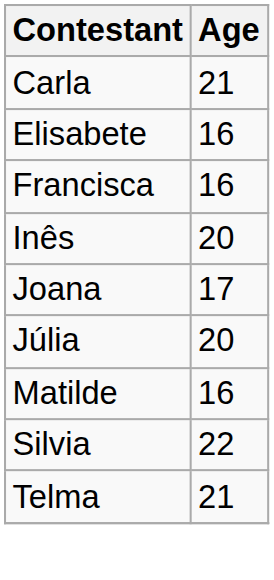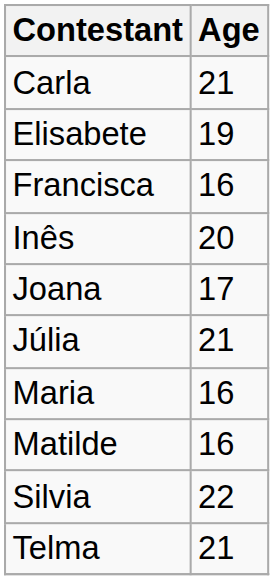(216, 133) 16 -> (216, 133) 19
(216, 340) 20 -> (216, 340) 21
+ row: (53, 392)
